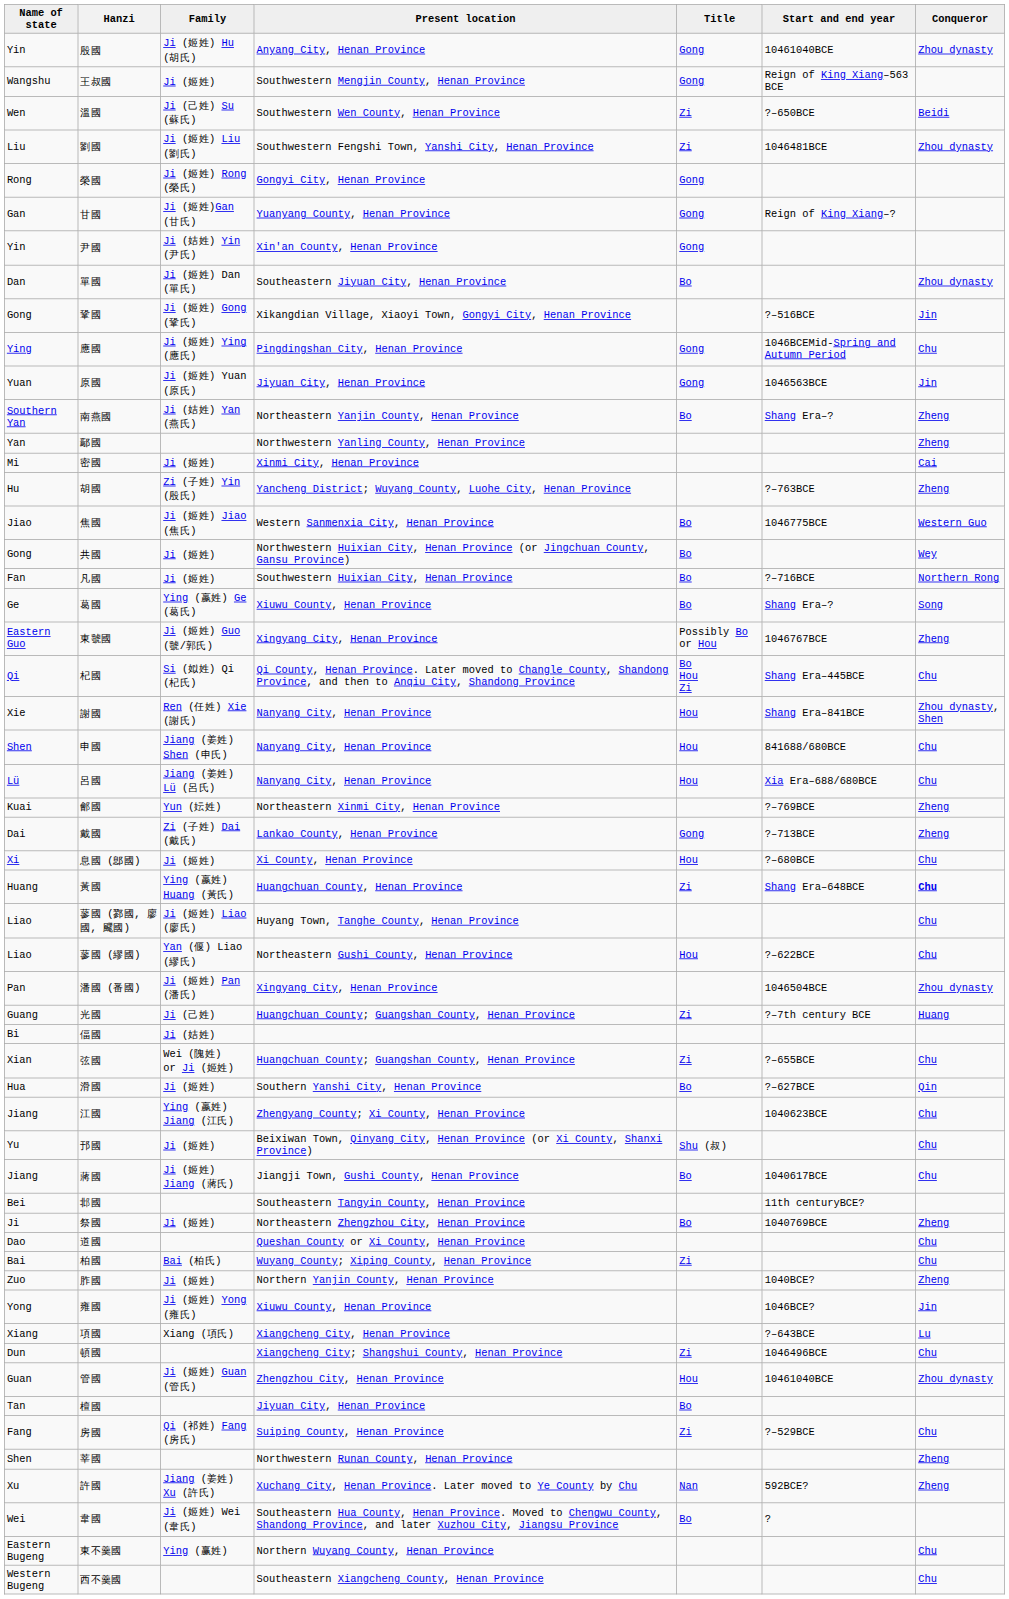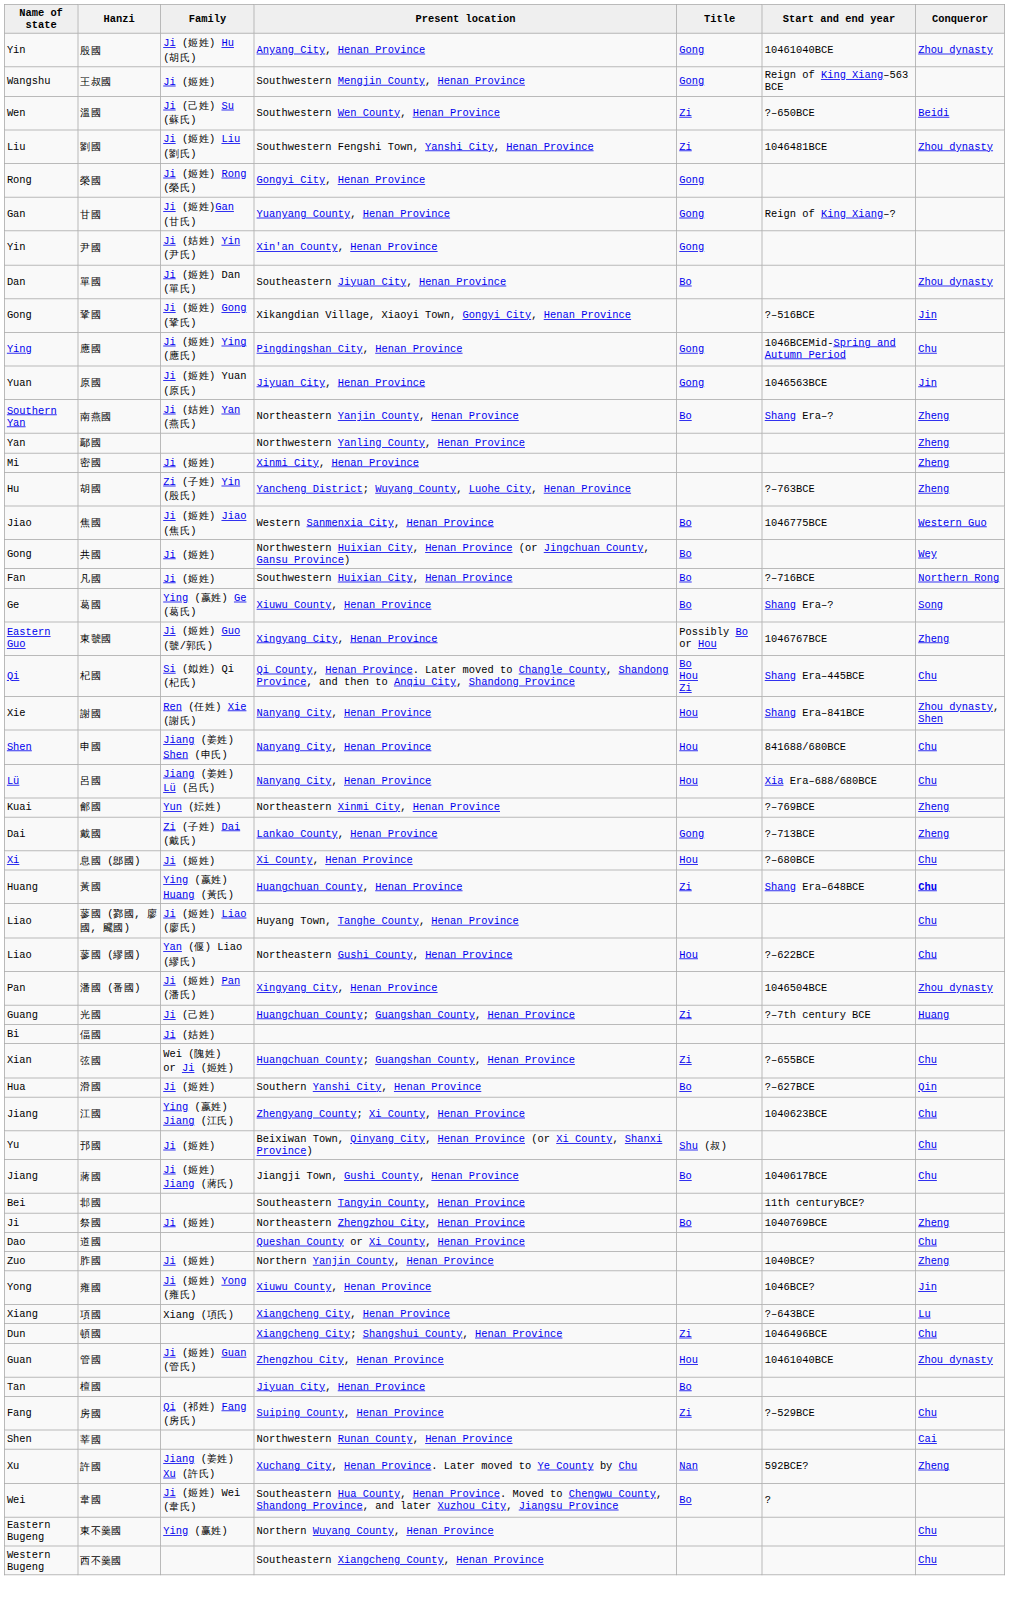(928, 463) Cai -> (934, 463) Zheng
- row: (91, 1262)
(934, 1459) Zheng -> (928, 1440) Cai
